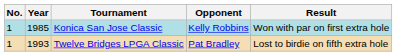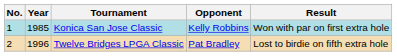(9, 44) 1 -> (9, 44) 2
(38, 44) 1993 -> (38, 44) 1996
